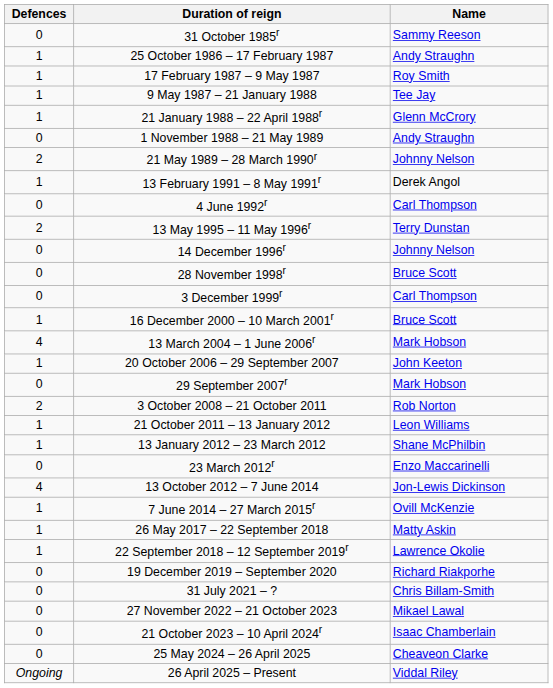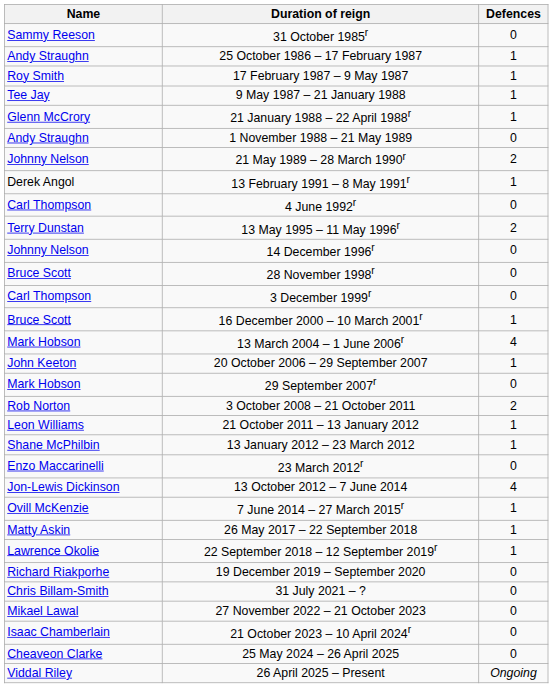columns swapped: (469, 14) <-> (39, 14)
